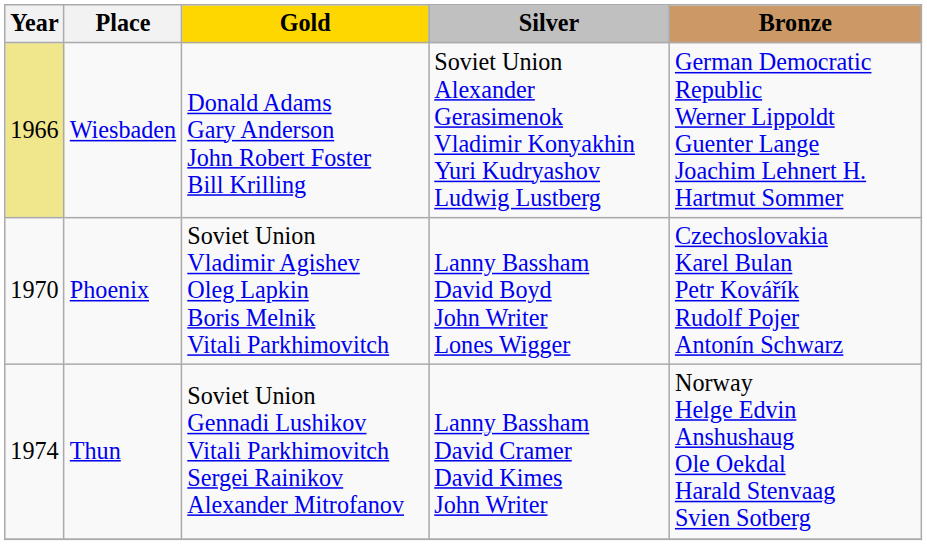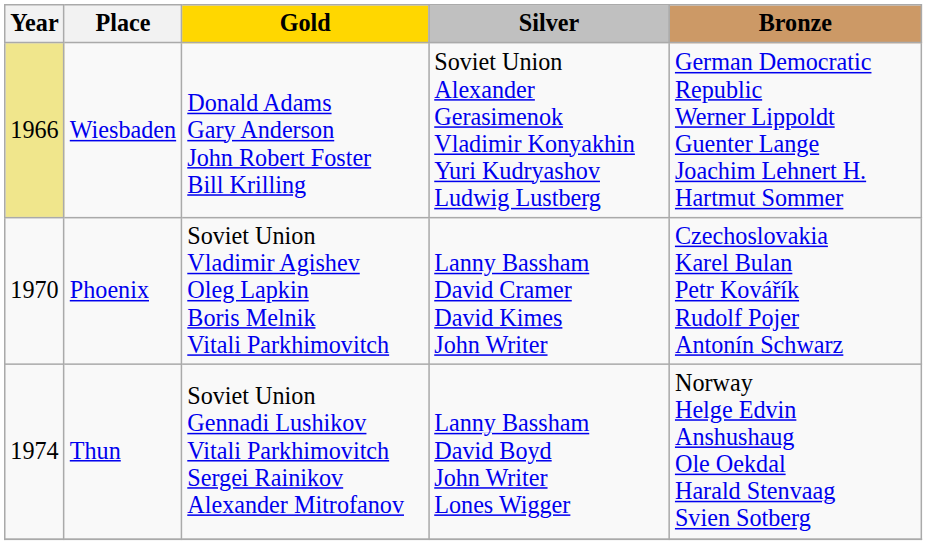(512, 304) Lanny Bassham David Boyd John Writer Lones Wigger -> (512, 304) Lanny Bassham David Cramer David Kimes John Writer
(512, 464) Lanny Bassham David Cramer David Kimes John Writer -> (512, 464) Lanny Bassham David Boyd John Writer Lones Wigger
